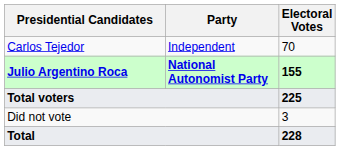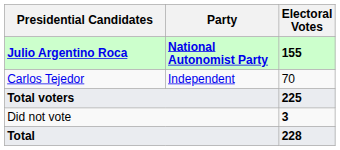rows swapped: (67, 72) <-> (46, 46)
(285, 117) normal -> (285, 117) bold
